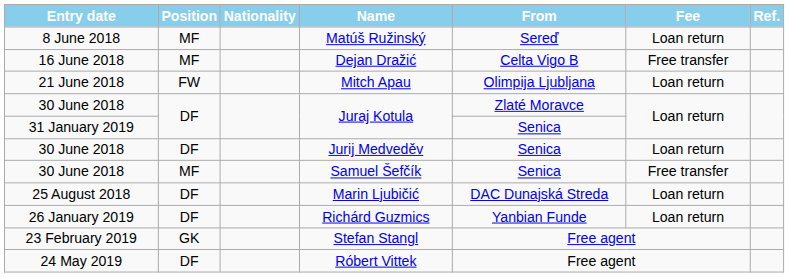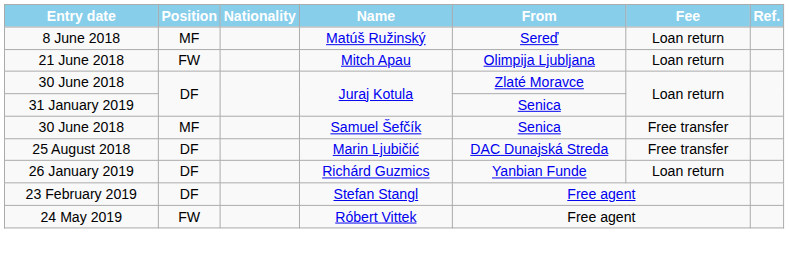- row: (81, 61)
- row: (81, 150)
(688, 194) Loan return -> (688, 150) Free transfer
(189, 239) GK -> (189, 194) DF
(189, 261) DF -> (189, 217) FW
